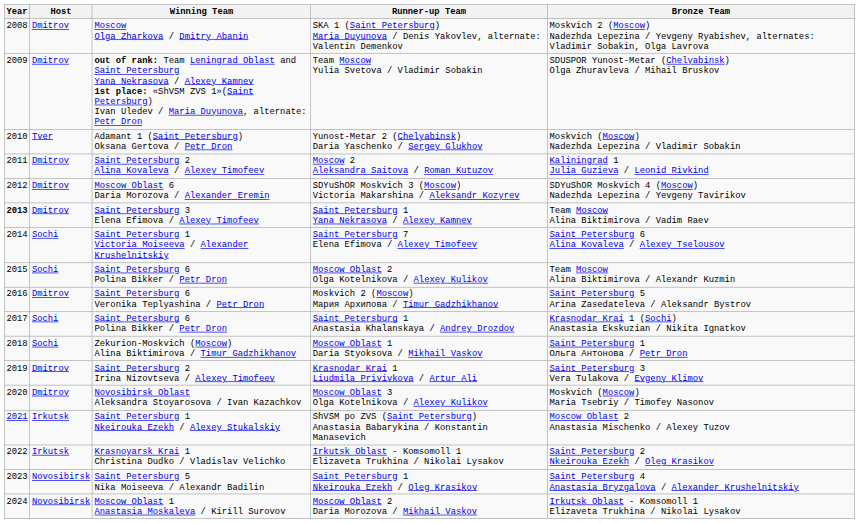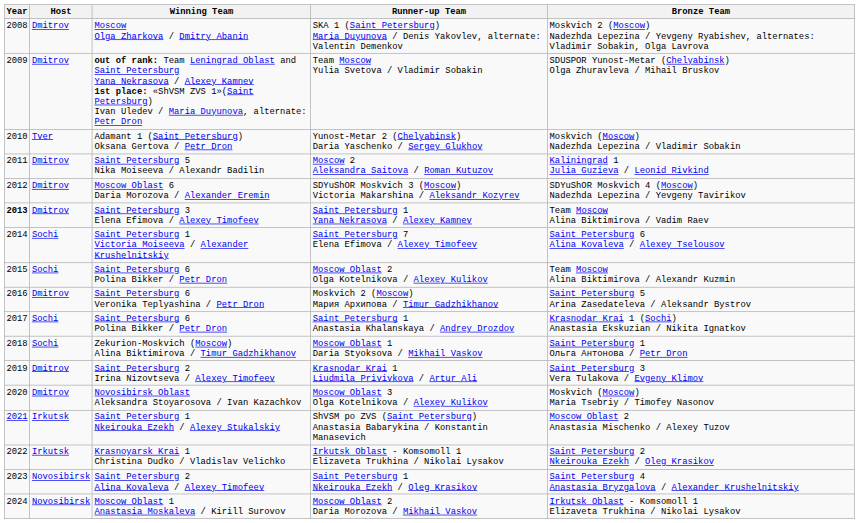(179, 166) Saint Petersburg 2 Alina Kovaleva / Alexey Timofeev -> (179, 166) Saint Petersburg 5 Nika Moiseeva / Alexandr Badilin
(179, 482) Saint Petersburg 5 Nika Moiseeva / Alexandr Badilin -> (179, 482) Saint Petersburg 2 Alina Kovaleva / Alexey Timofeev
